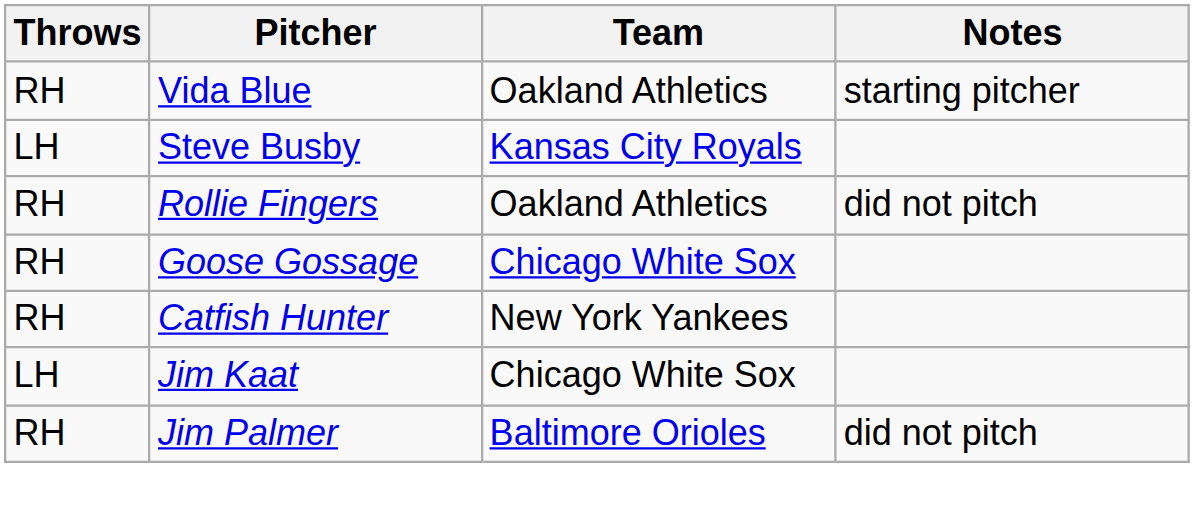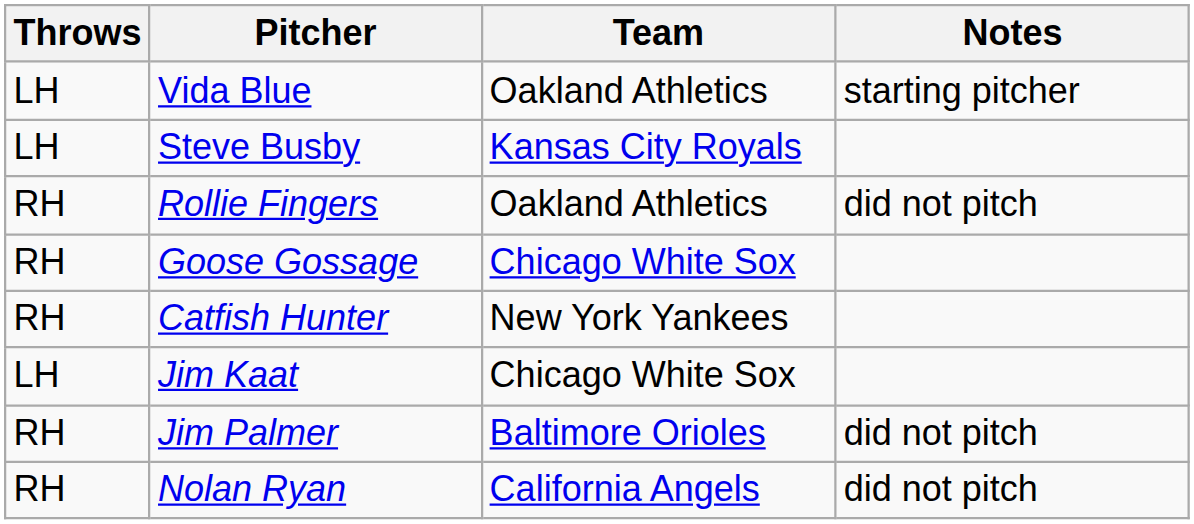(39, 90) RH -> (36, 90) LH
+ row: (252, 489)
